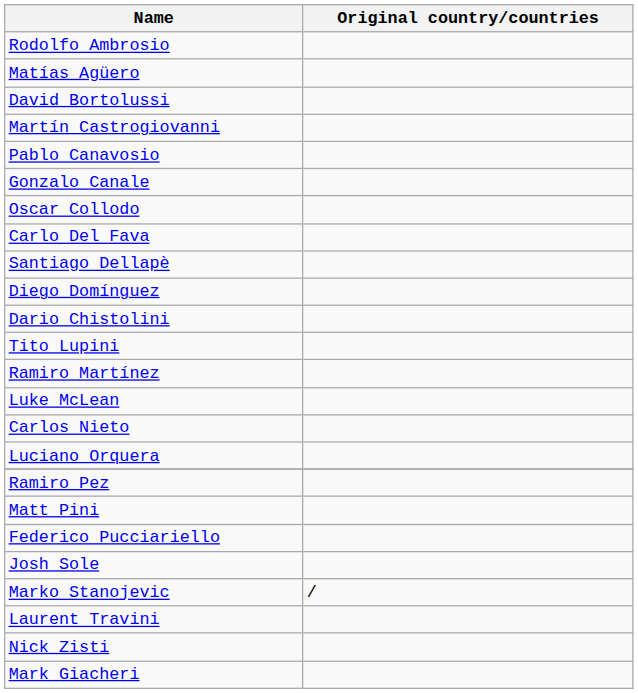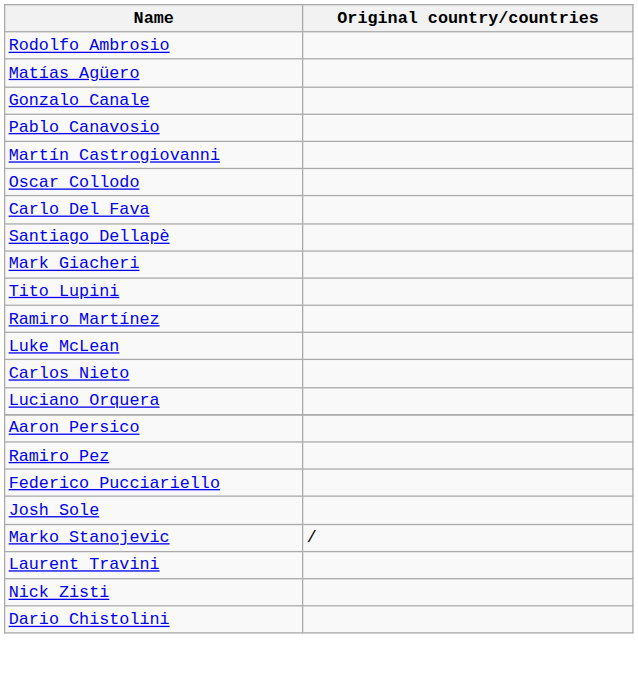- row: (89, 100)
rows swapped: (79, 182) <-> (114, 128)
- row: (84, 292)
rows swapped: (74, 674) <-> (89, 319)
+ row: (74, 428)
- row: (54, 510)
